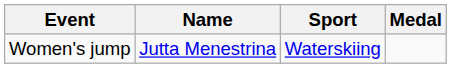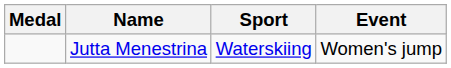columns swapped: (416, 19) <-> (70, 19)
